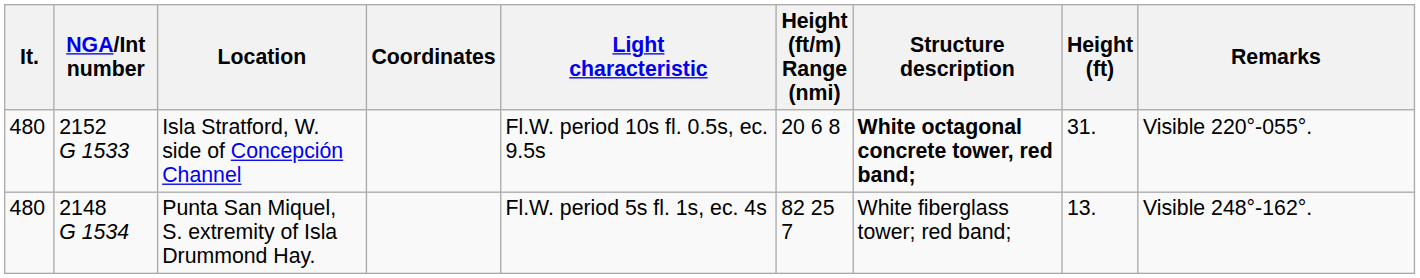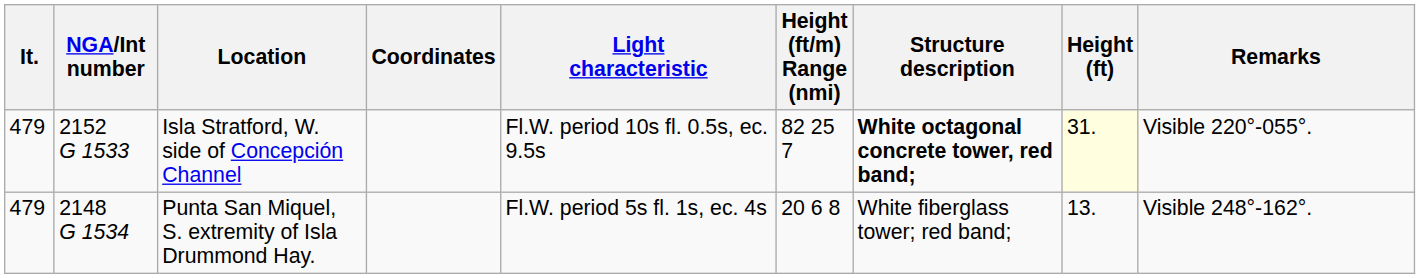(27, 126) 480 -> (27, 126) 479
(811, 126) 20 6 8 -> (808, 138) 82 25 7
(1082, 126) no background -> (1082, 126) lightyellow background
(27, 208) 480 -> (27, 208) 479
(808, 220) 82 25 7 -> (811, 208) 20 6 8
